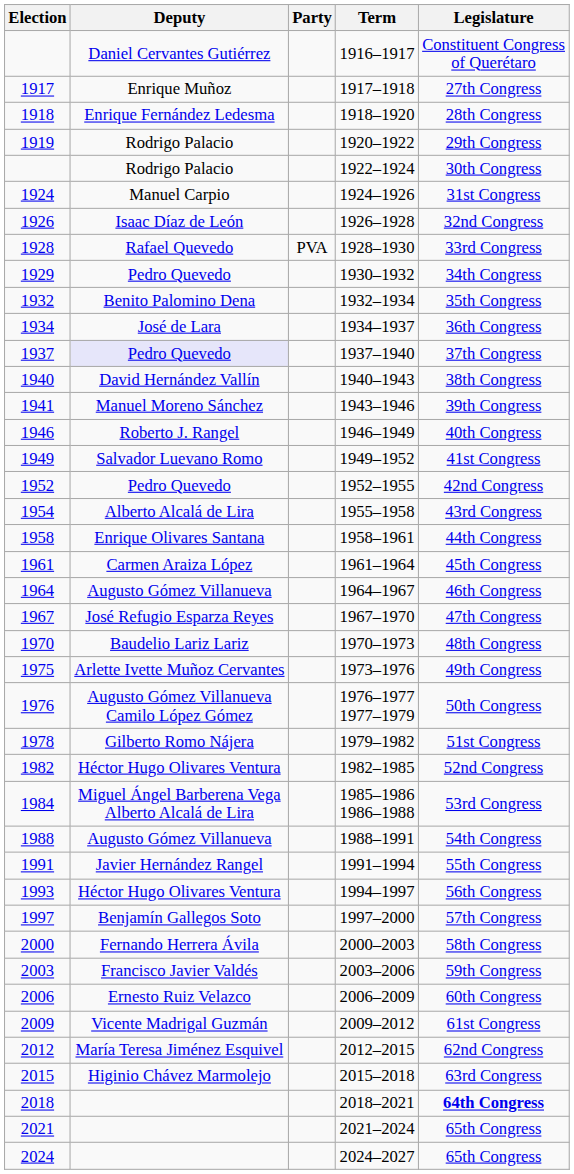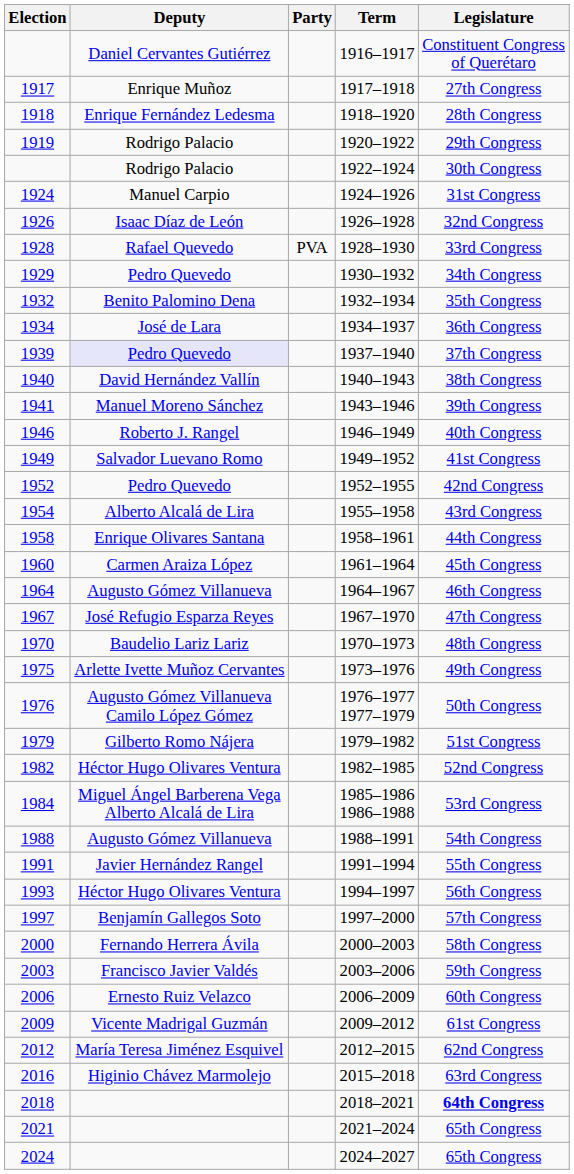(37, 353) 1937 -> (37, 353) 1939
(37, 564) 1961 -> (37, 564) 1960
(37, 741) 1978 -> (37, 741) 1979
(37, 1076) 2015 -> (37, 1076) 2016
